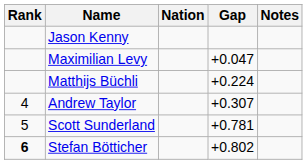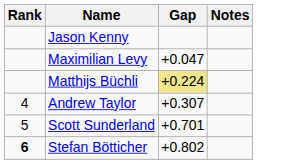- column: (183, 15)
(233, 81) no background -> (183, 81) khaki background
(233, 125) +0.781 -> (183, 125) +0.701
